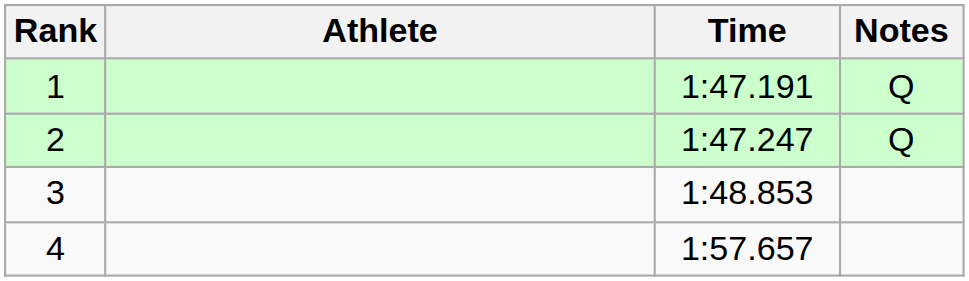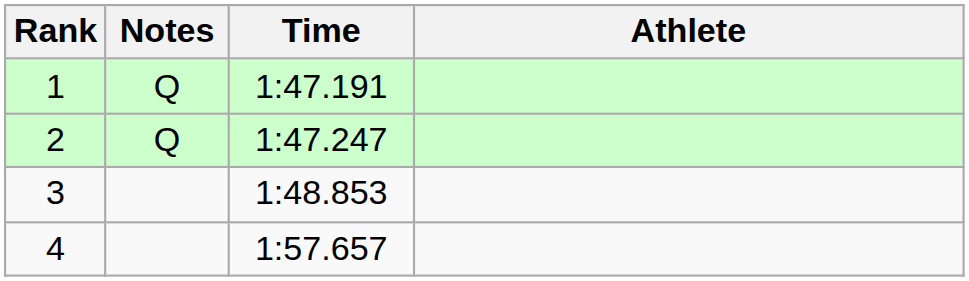columns swapped: (380, 31) <-> (901, 31)
